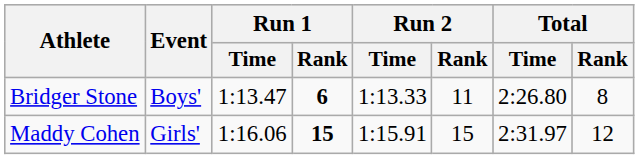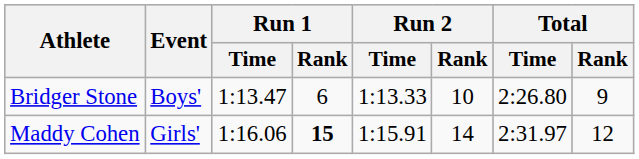(322, 96) bold -> (322, 96) normal
(462, 96) 11 -> (462, 96) 10
(603, 96) 8 -> (603, 96) 9
(462, 134) 15 -> (462, 134) 14
